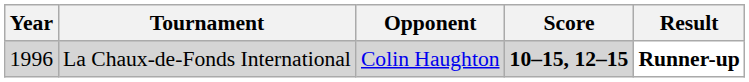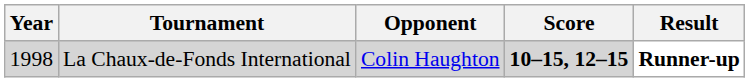(31, 58) 1996 -> (31, 58) 1998
